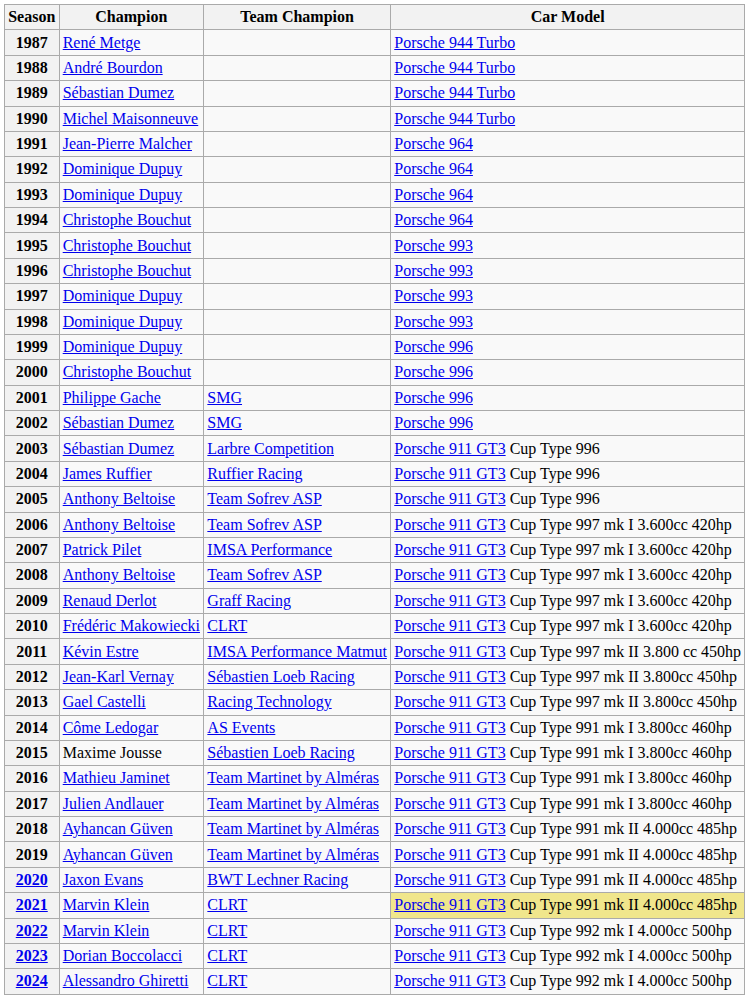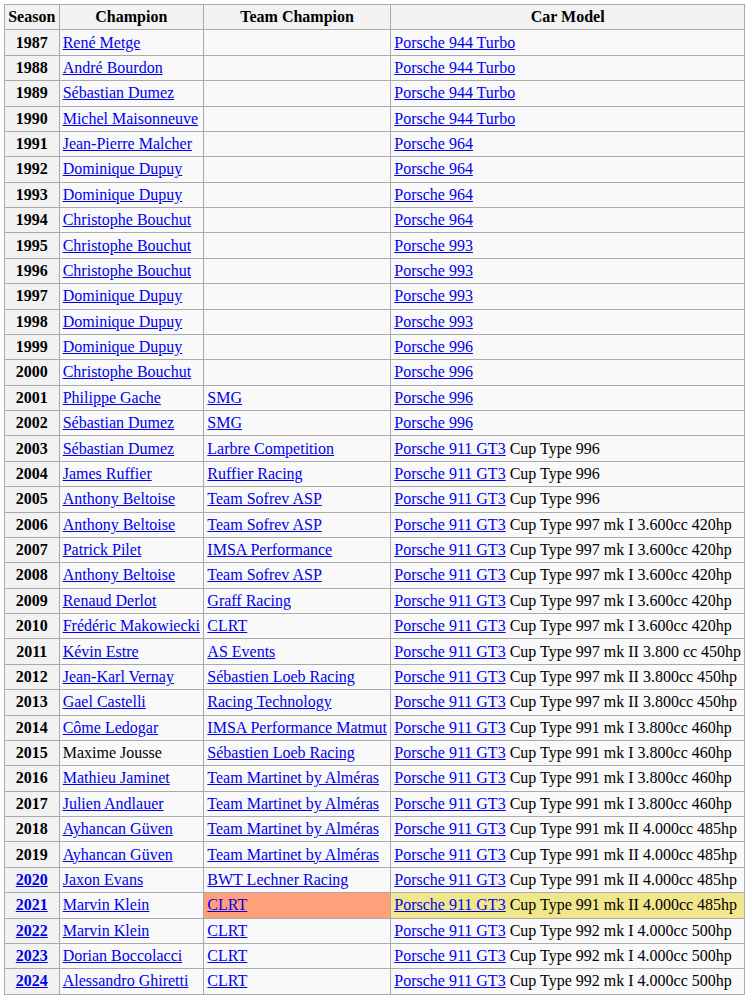(297, 651) IMSA Performance Matmut -> (241, 651) AS Events
(241, 727) AS Events -> (297, 727) IMSA Performance Matmut
(227, 905) no background -> (227, 905) lightsalmon background
